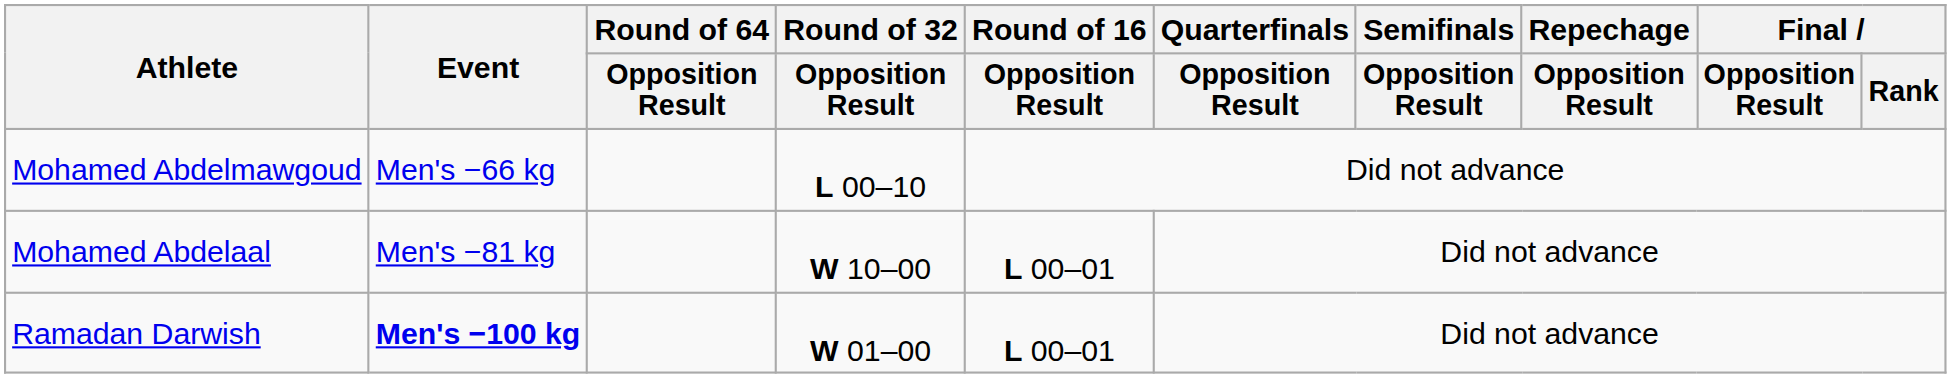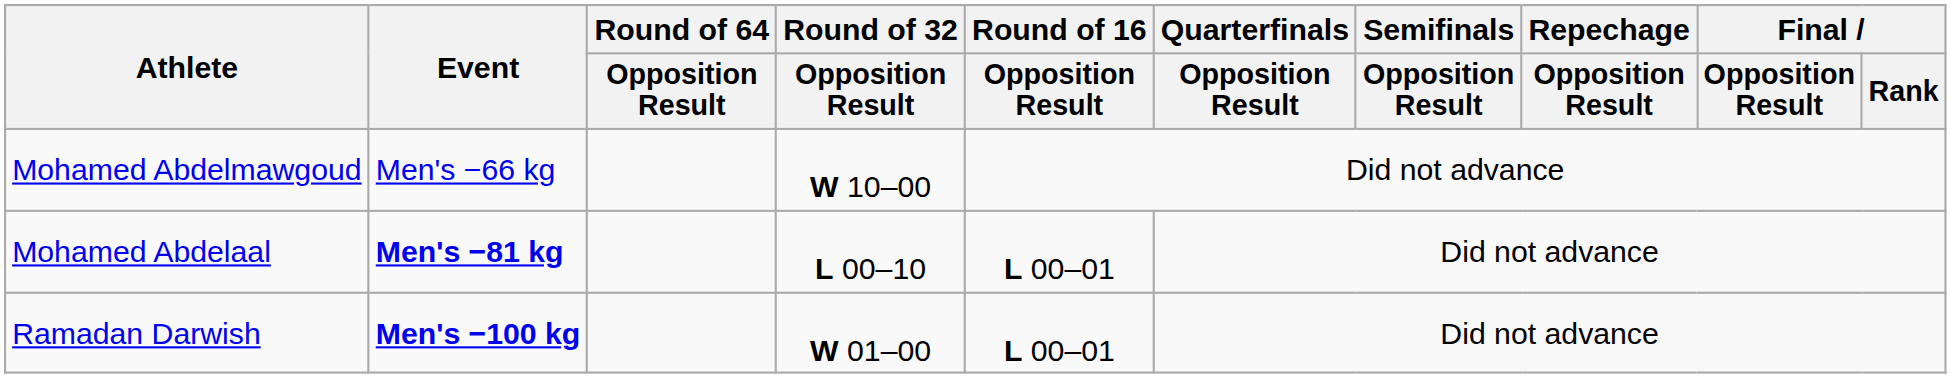(871, 187) L 00–10 -> (871, 187) W 10–00
(466, 252) normal -> (470, 252) bold
(871, 269) W 10–00 -> (871, 269) L 00–10
